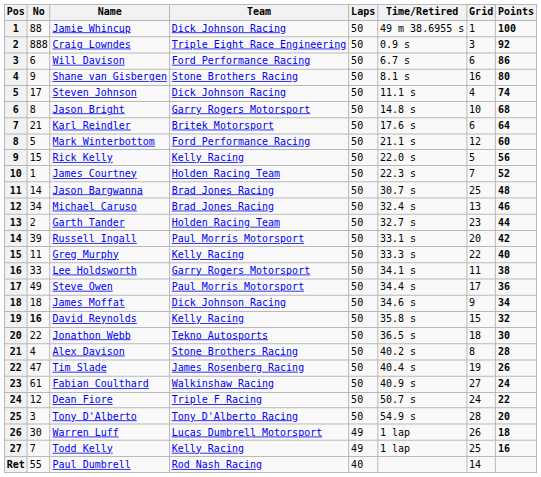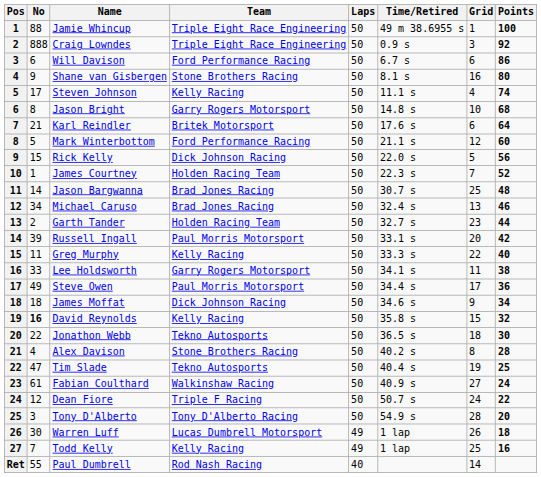(229, 29) Dick Johnson Racing -> (259, 29) Triple Eight Race Engineering
(229, 94) Dick Johnson Racing -> (208, 94) Kelly Racing
(208, 158) Kelly Racing -> (229, 158) Dick Johnson Racing
(238, 368) James Rosenberg Racing -> (220, 368) Tekno Autosports
(504, 368) 26 -> (504, 368) 25
